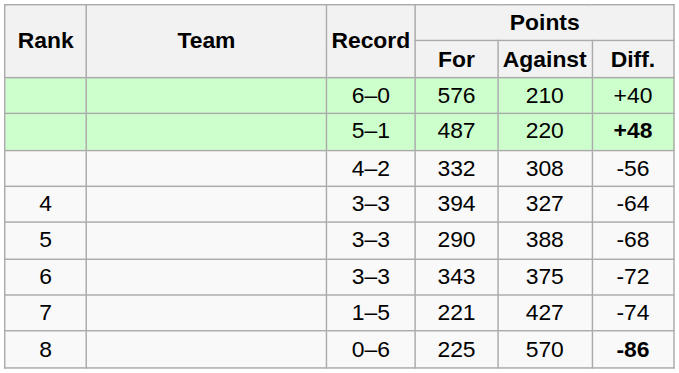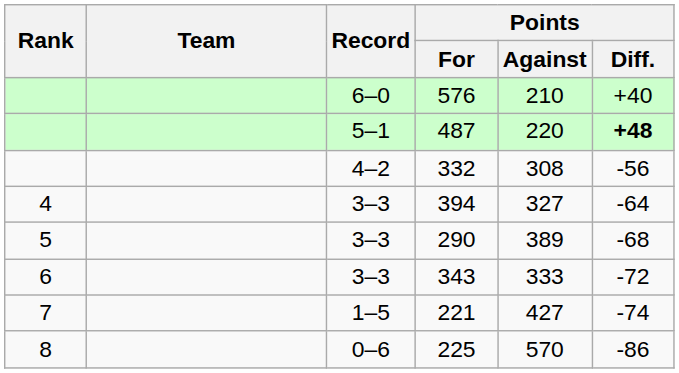(545, 240) 388 -> (545, 240) 389
(545, 276) 375 -> (545, 276) 333
(633, 349) bold -> (633, 349) normal
